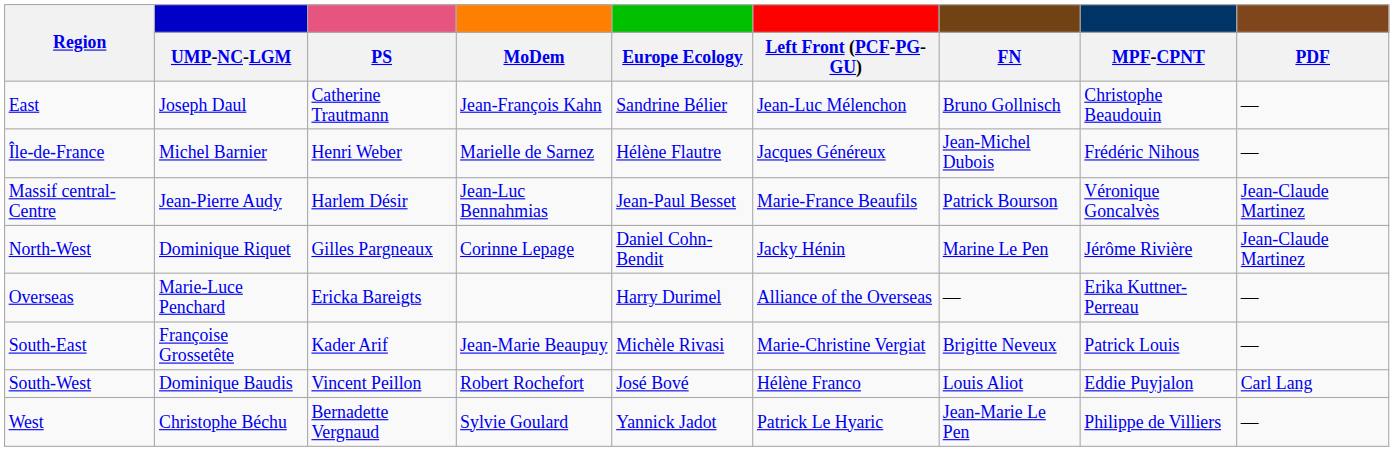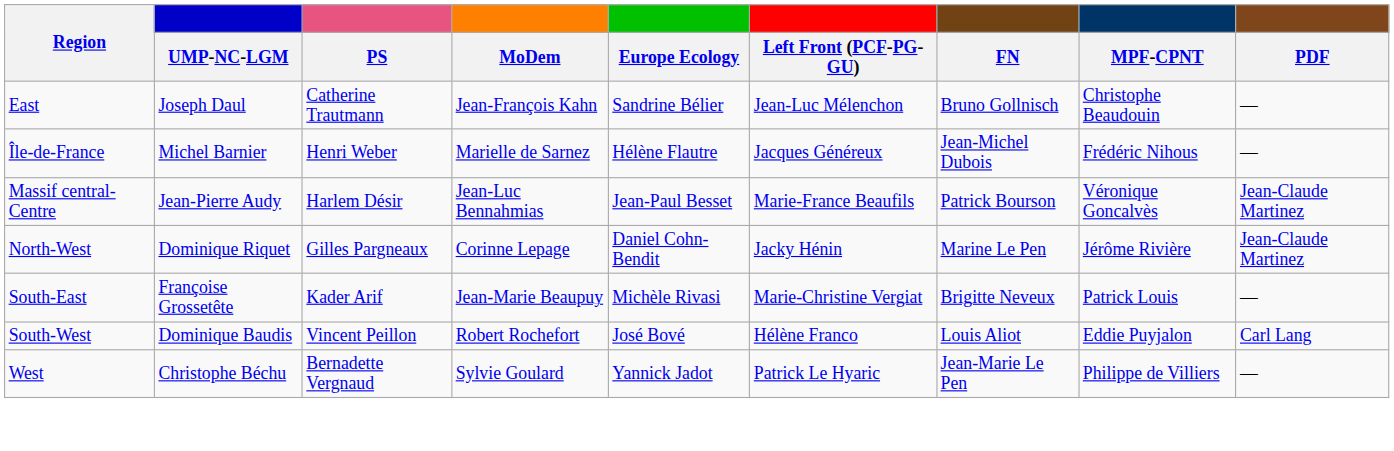- row: (41, 297)
